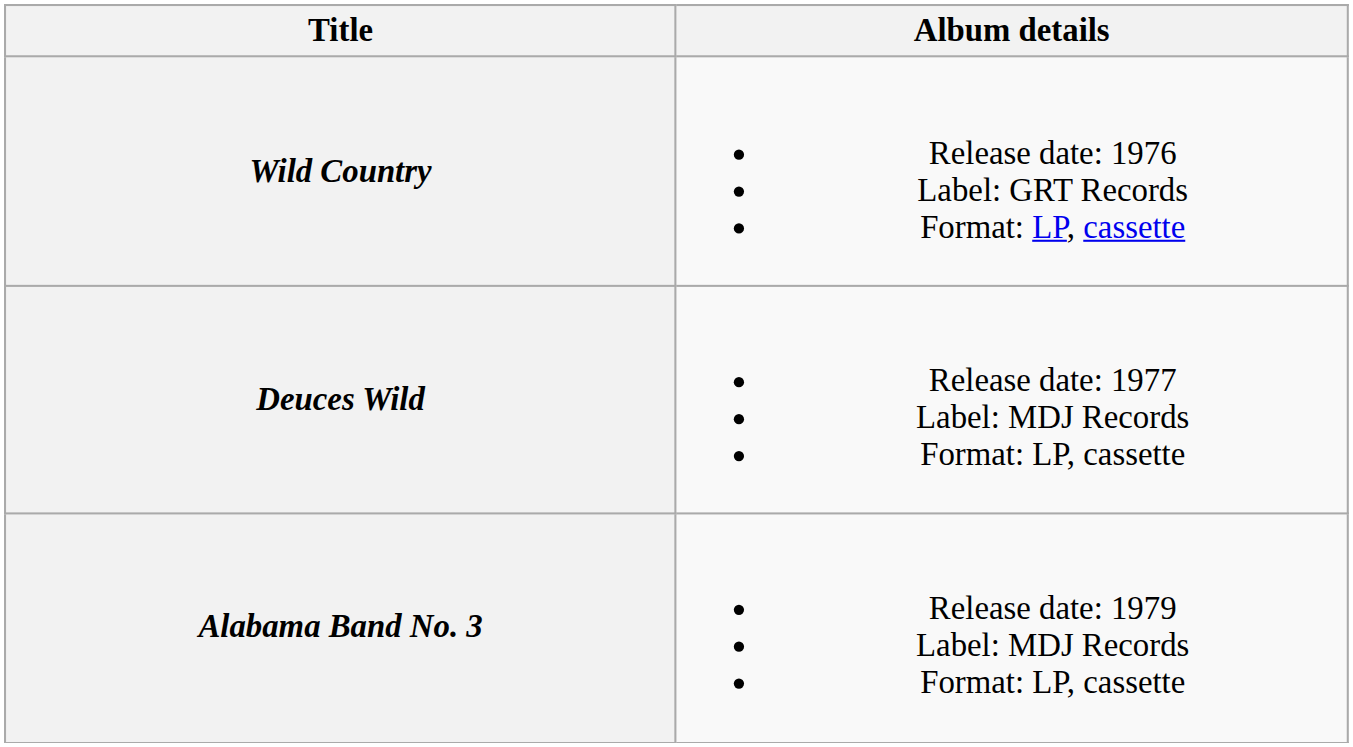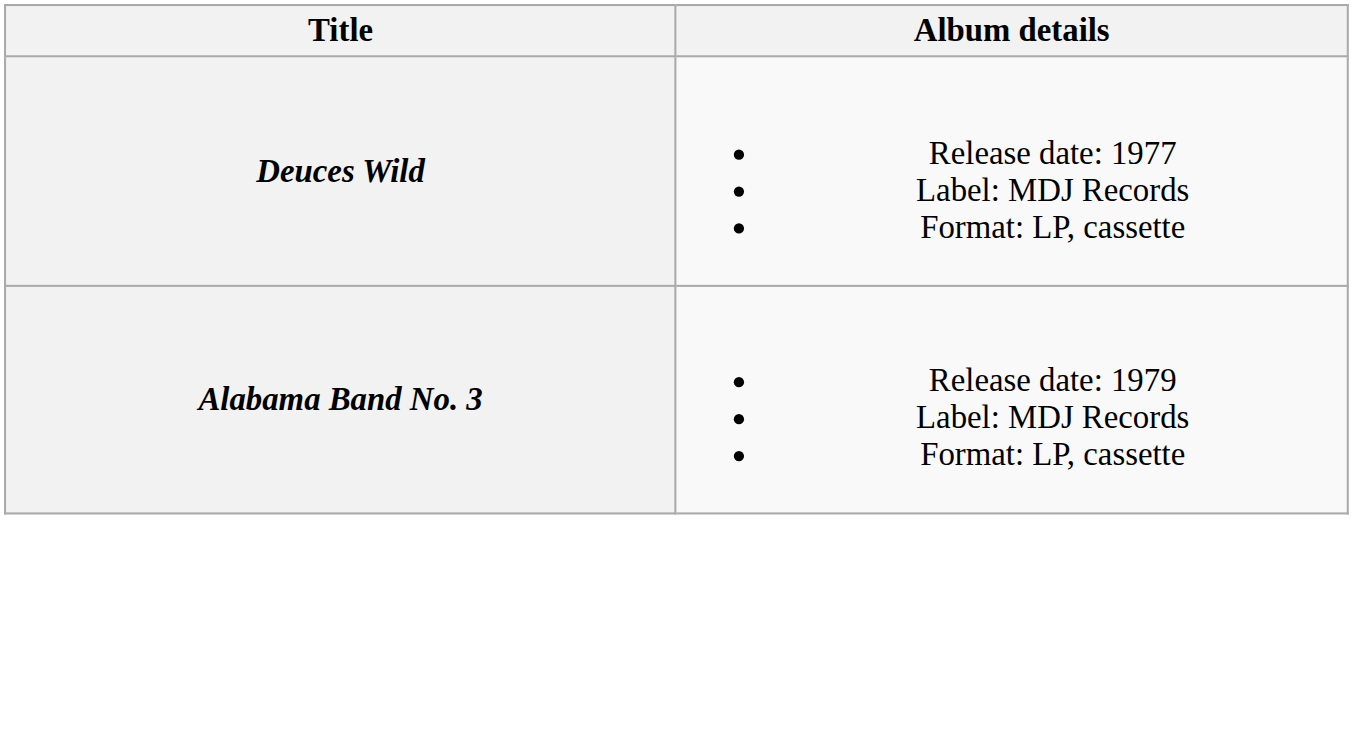- row: (341, 170)
